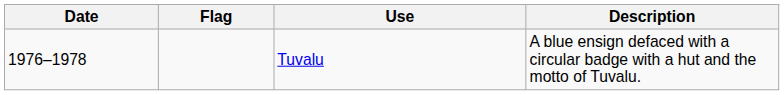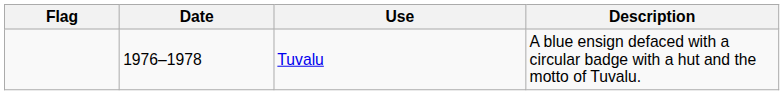columns swapped: (216, 16) <-> (82, 16)
